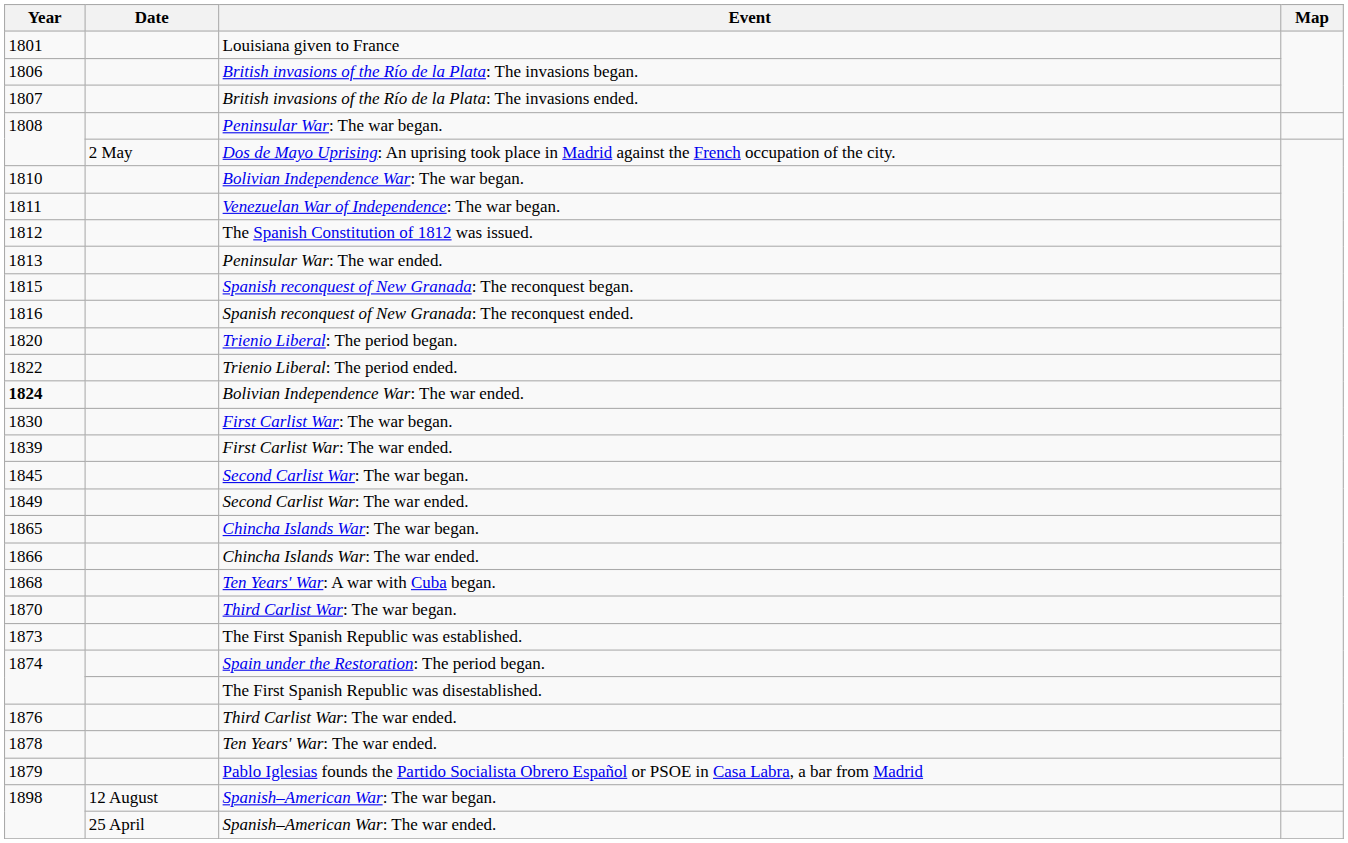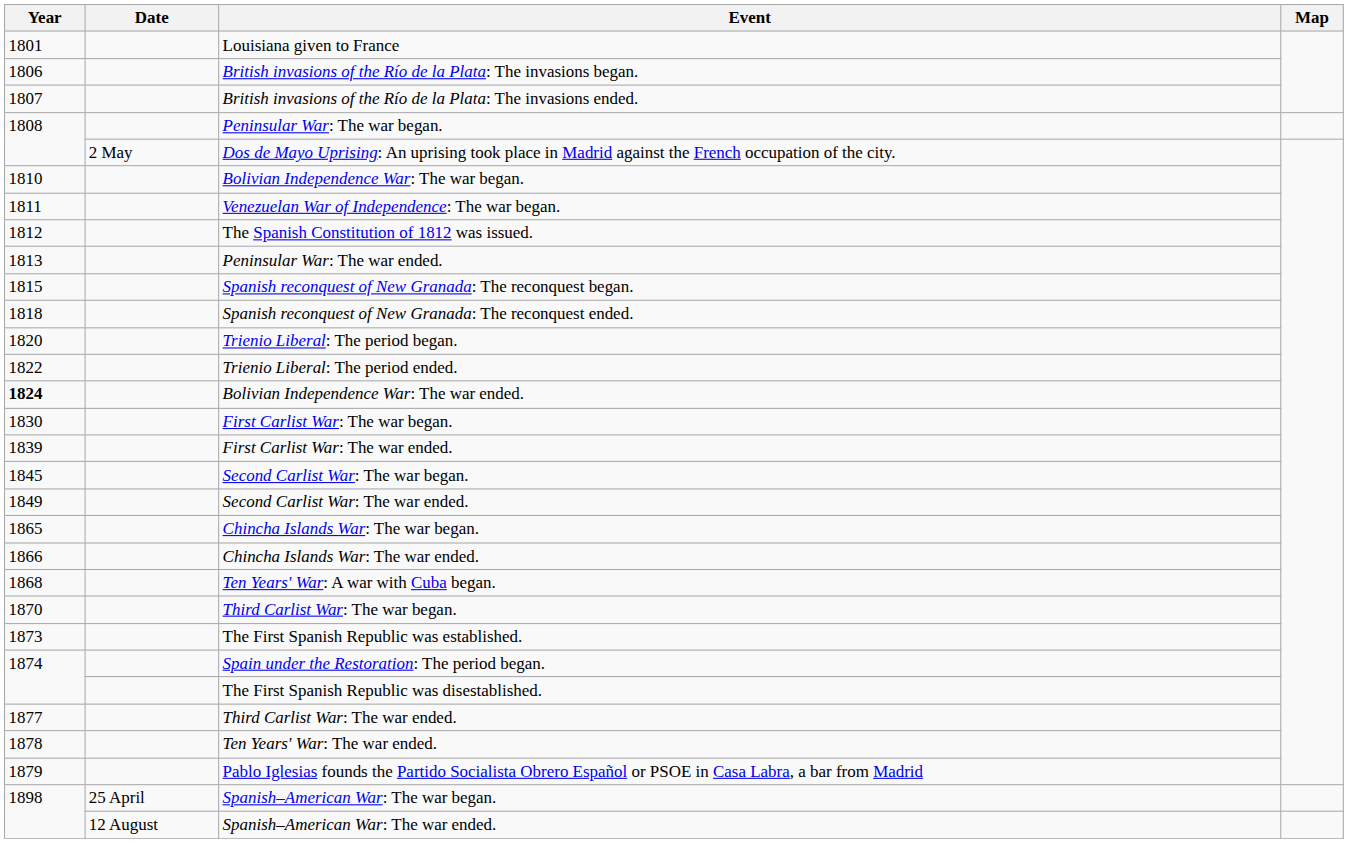(25, 313) 1816 -> (25, 313) 1818
(25, 717) 1876 -> (25, 717) 1877
(123, 797) 12 August -> (117, 797) 25 April
(117, 824) 25 April -> (123, 824) 12 August
